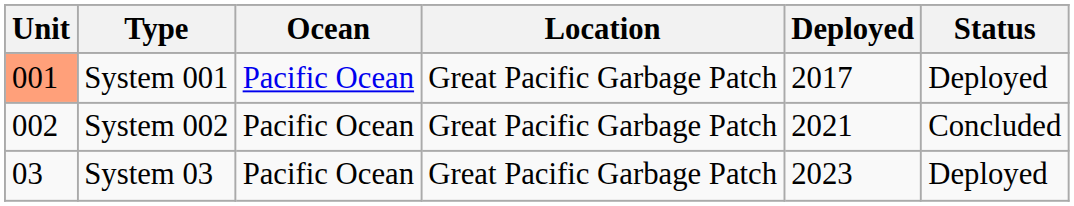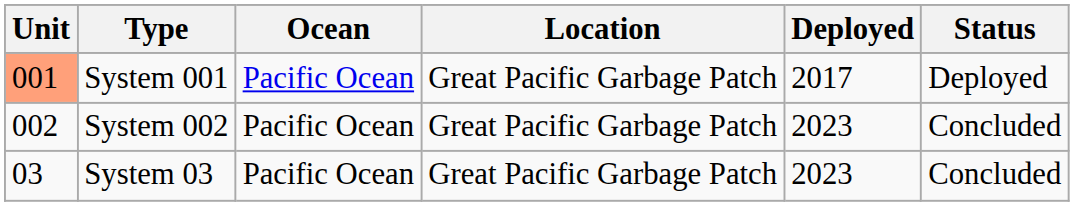(822, 126) 2021 -> (822, 126) 2023
(988, 175) Deployed -> (995, 175) Concluded
